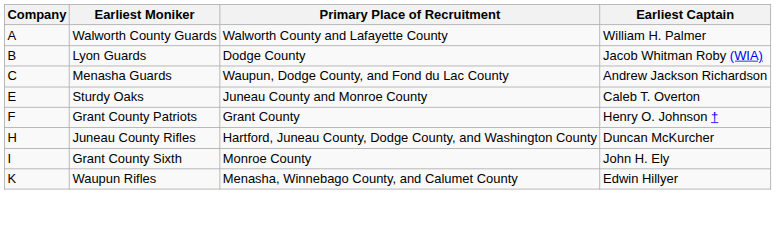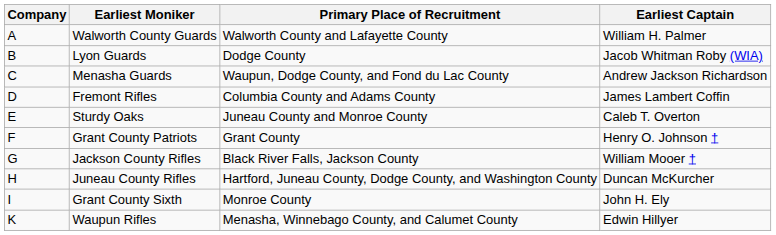+ row: (115, 96)
+ row: (137, 158)
